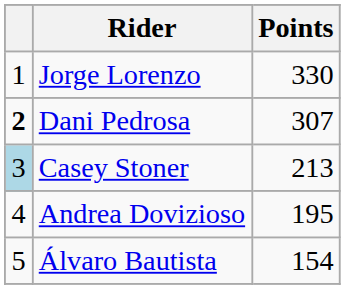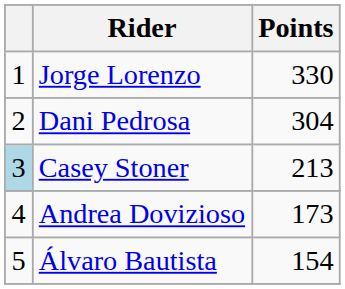(19, 121) bold -> (19, 121) normal
(312, 121) 307 -> (312, 121) 304
(312, 214) 195 -> (312, 214) 173
